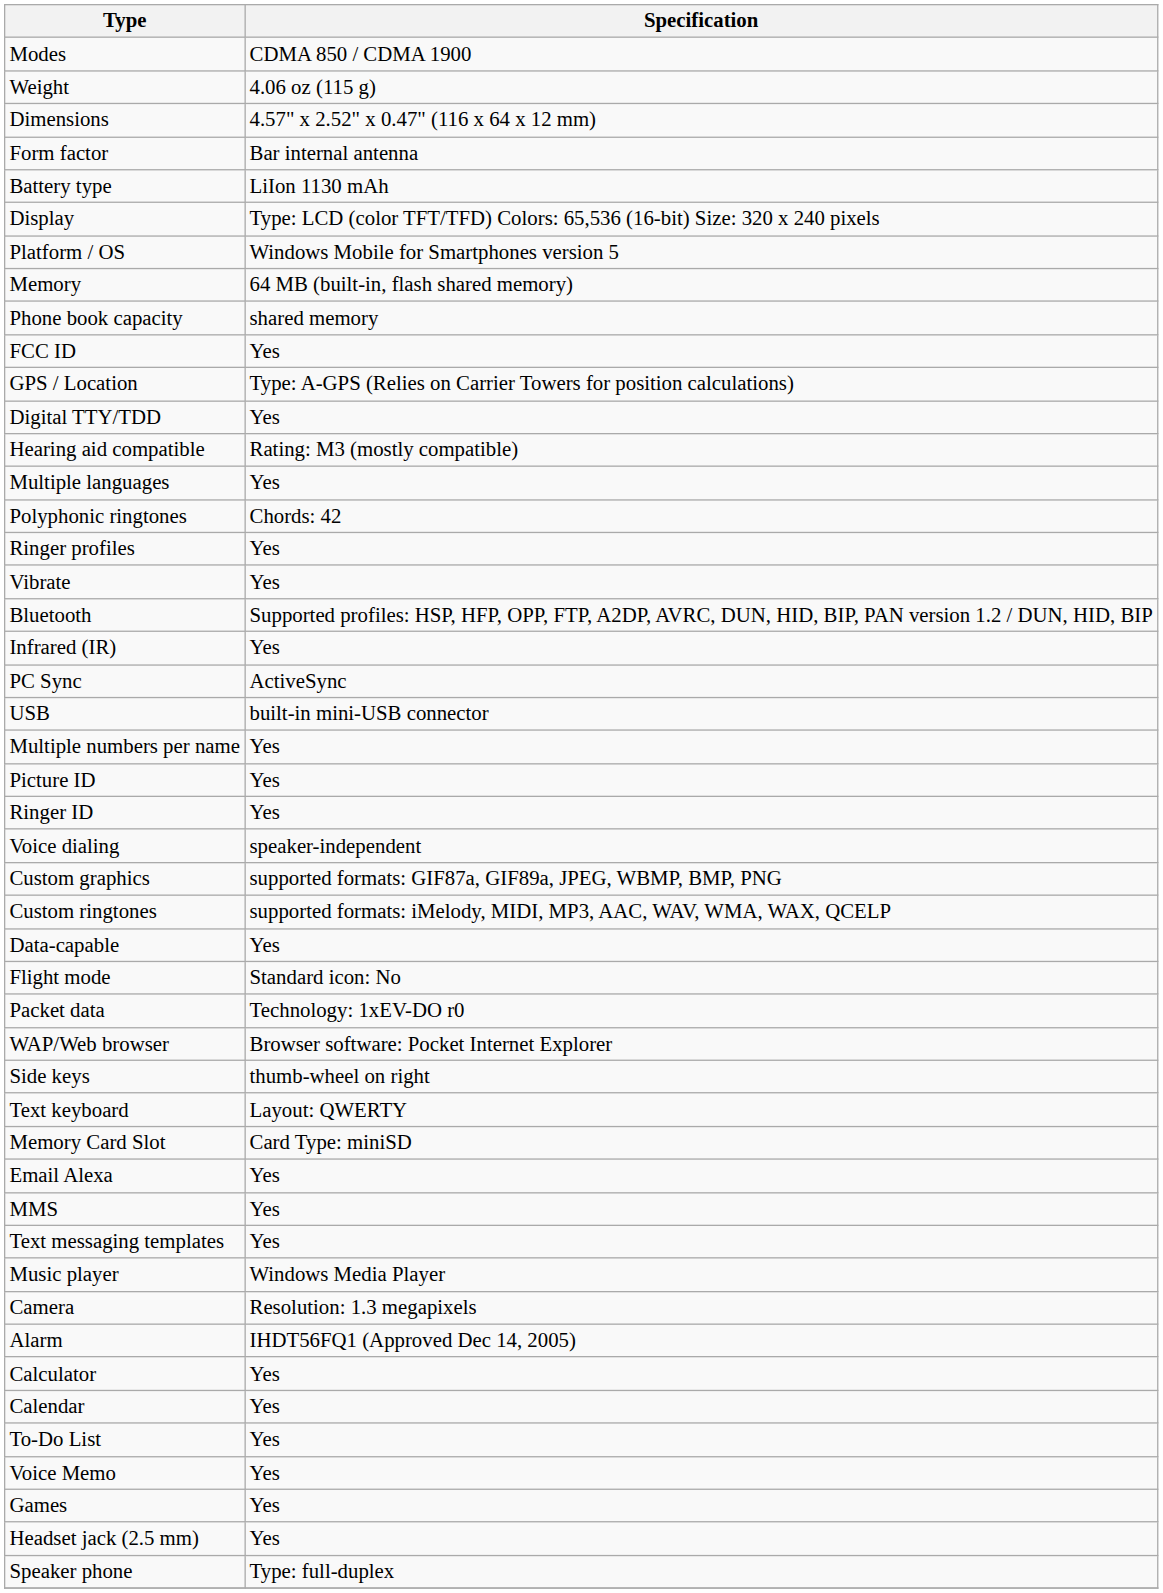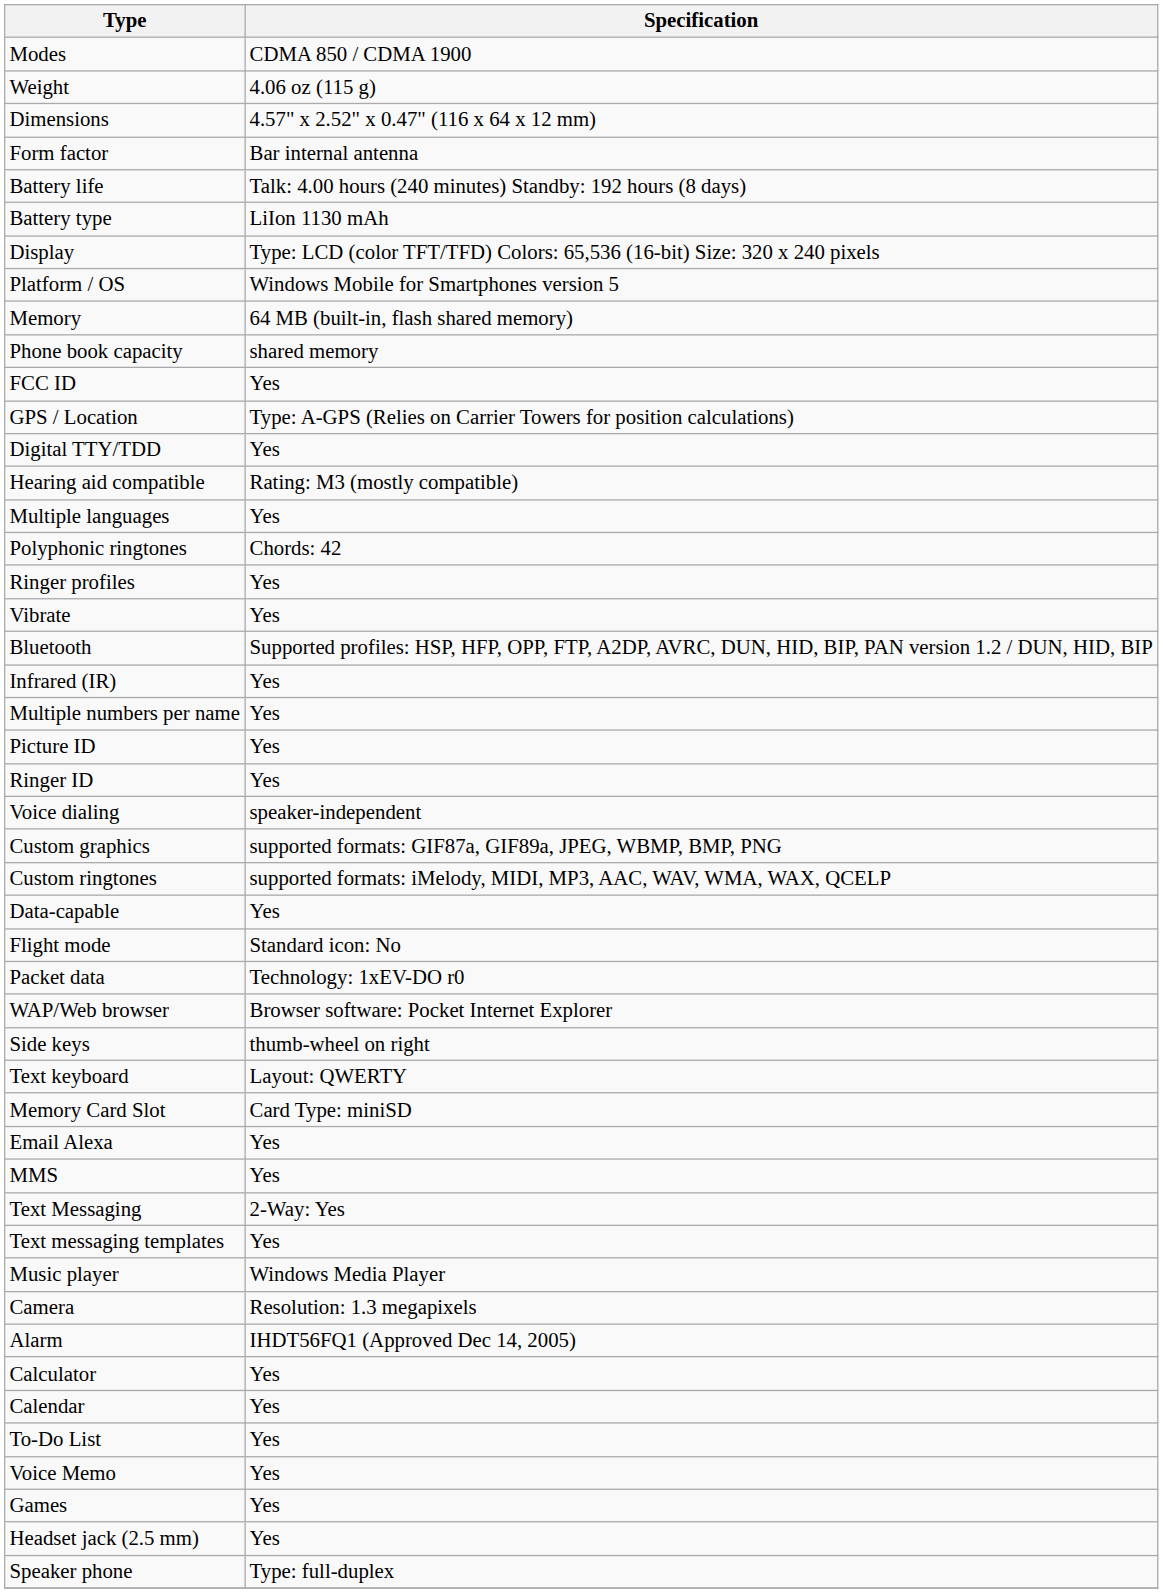+ row: (57, 185)
- row: (46, 680)
- row: (30, 713)
+ row: (75, 1208)
